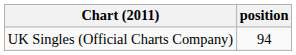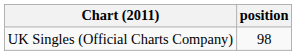(264, 38) 94 -> (264, 38) 98
